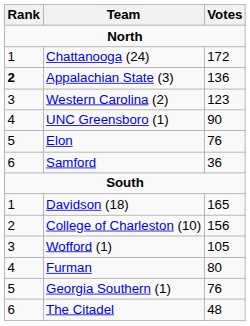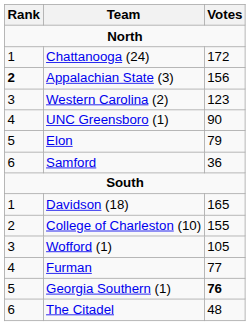(218, 78) 136 -> (218, 78) 156
(215, 141) 76 -> (215, 141) 79
(218, 225) 156 -> (218, 225) 155
(215, 267) 80 -> (215, 267) 77
(215, 288) normal -> (215, 288) bold
